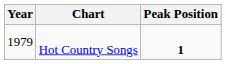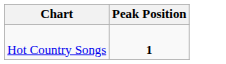- column: (20, 14)
